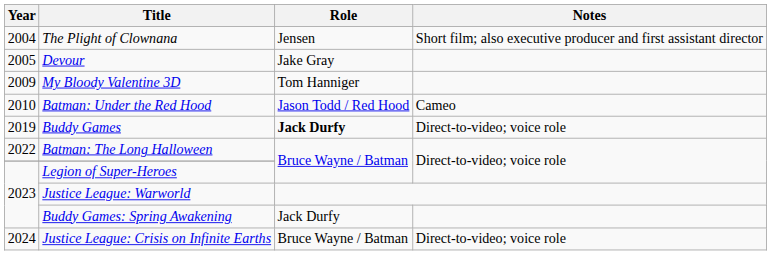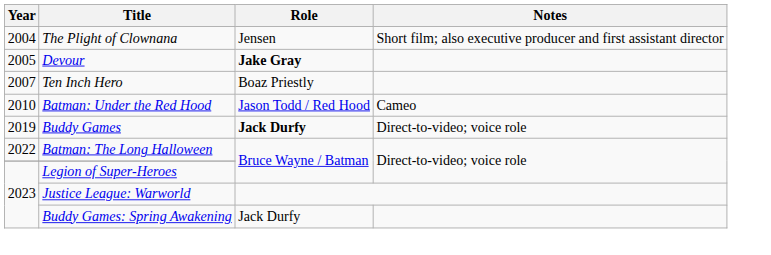(306, 60) normal -> (270, 60) bold
+ row: (82, 82)
- row: (111, 82)
- row: (157, 238)
